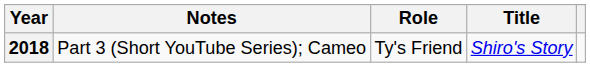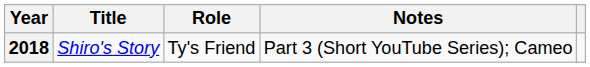columns swapped: (522, 18) <-> (212, 18)
